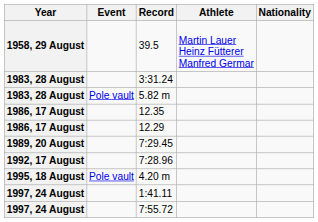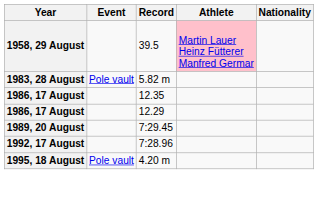(216, 51) no background -> (216, 51) pink background
- row: (156, 79)
- row: (155, 193)
- row: (156, 209)
